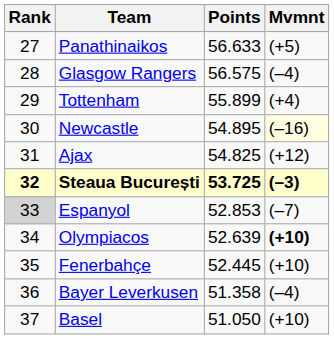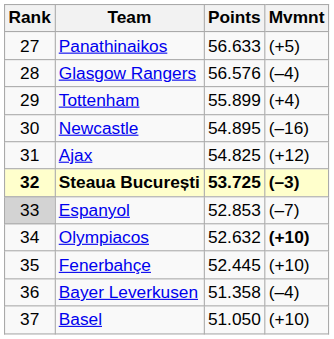(234, 73) 56.575 -> (234, 73) 56.576
(289, 127) lightyellow background -> (289, 127) no background
(234, 237) 52.639 -> (234, 237) 52.632
